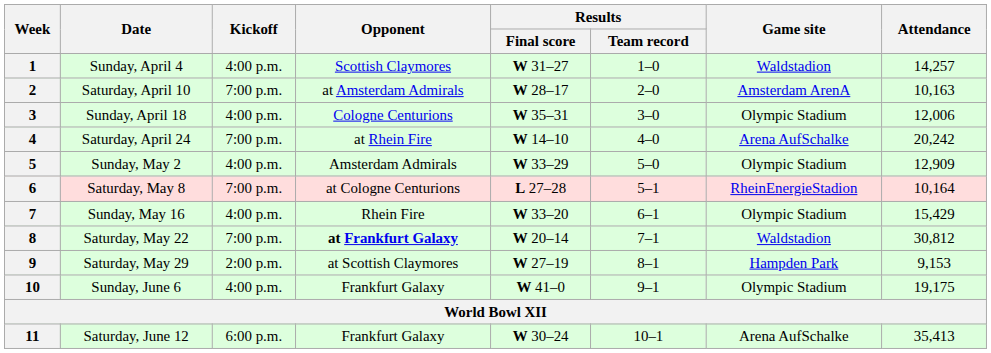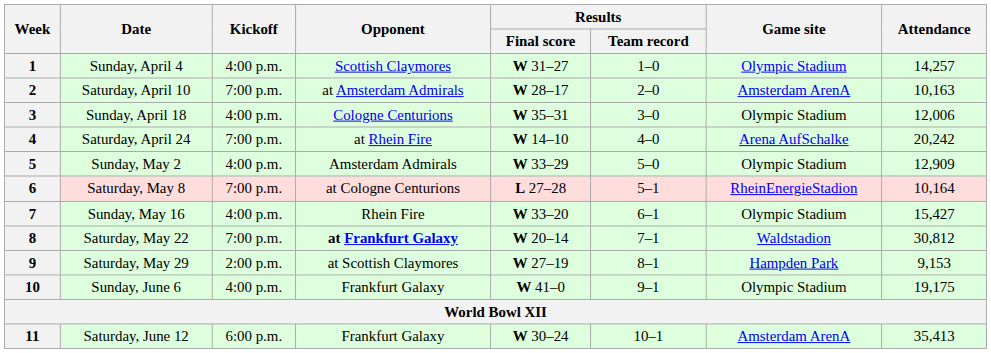(794, 66) Waldstadion -> (794, 66) Olympic Stadium
(934, 213) 15,429 -> (934, 213) 15,427
(794, 336) Arena AufSchalke -> (794, 336) Amsterdam ArenA
